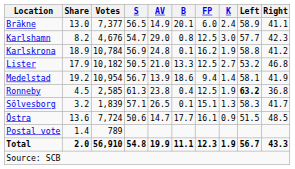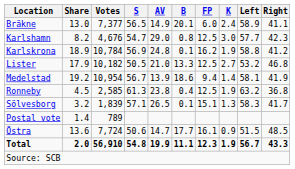(250, 91) bold -> (250, 91) normal
rows swapped: (19, 118) <-> (33, 131)
